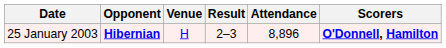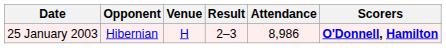(132, 33) bold -> (132, 33) normal
(284, 33) 8,896 -> (284, 33) 8,986
